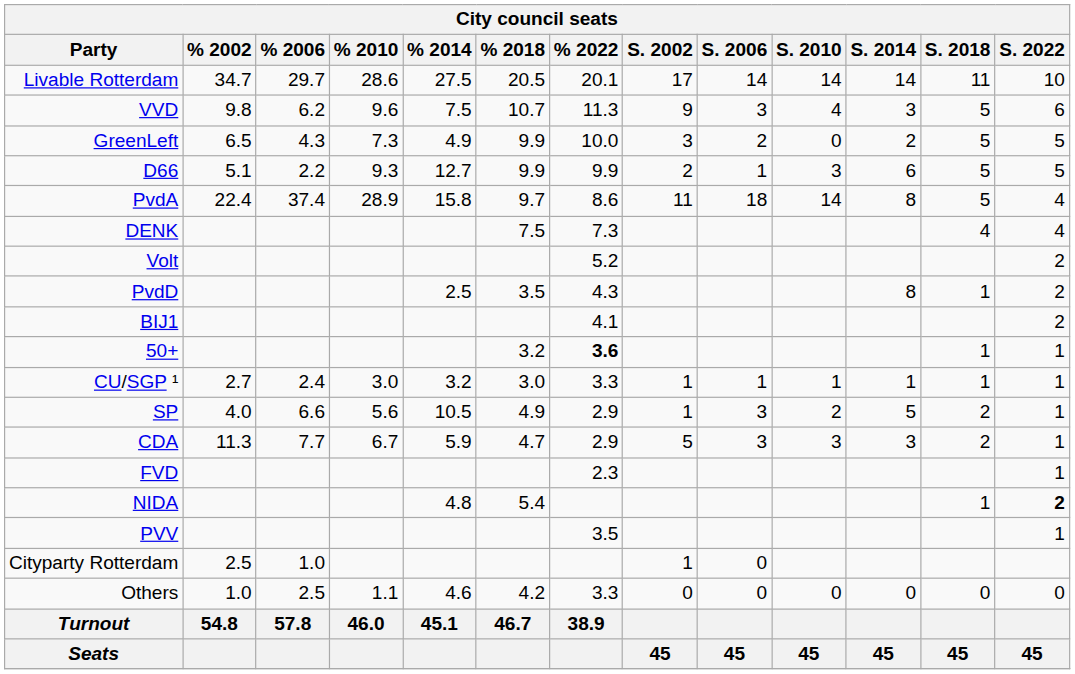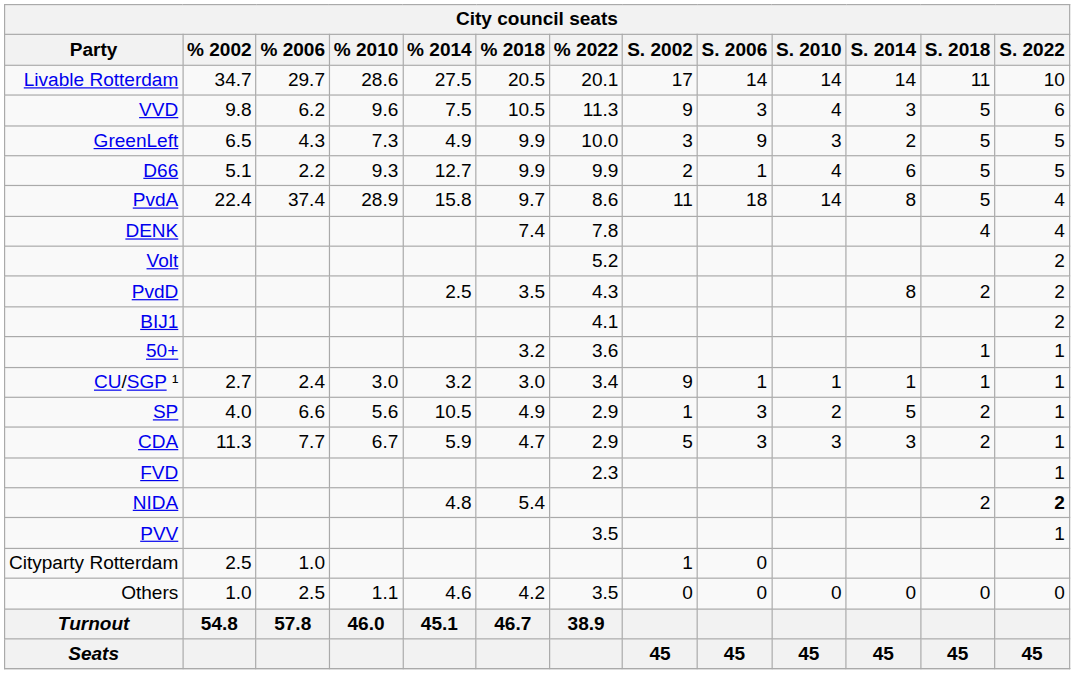(527, 110) 10.7 -> (527, 110) 10.5
(762, 140) 2 -> (762, 140) 9
(836, 140) 0 -> (836, 140) 3
(836, 170) 3 -> (836, 170) 4
(532, 230) 7.5 -> (532, 230) 7.4
(605, 230) 7.3 -> (605, 230) 7.8
(985, 291) 1 -> (985, 291) 2
(605, 351) bold -> (605, 351) normal
(605, 381) 3.3 -> (605, 381) 3.4
(688, 381) 1 -> (688, 381) 9
(985, 502) 1 -> (985, 502) 2
(605, 593) 3.3 -> (605, 593) 3.5
